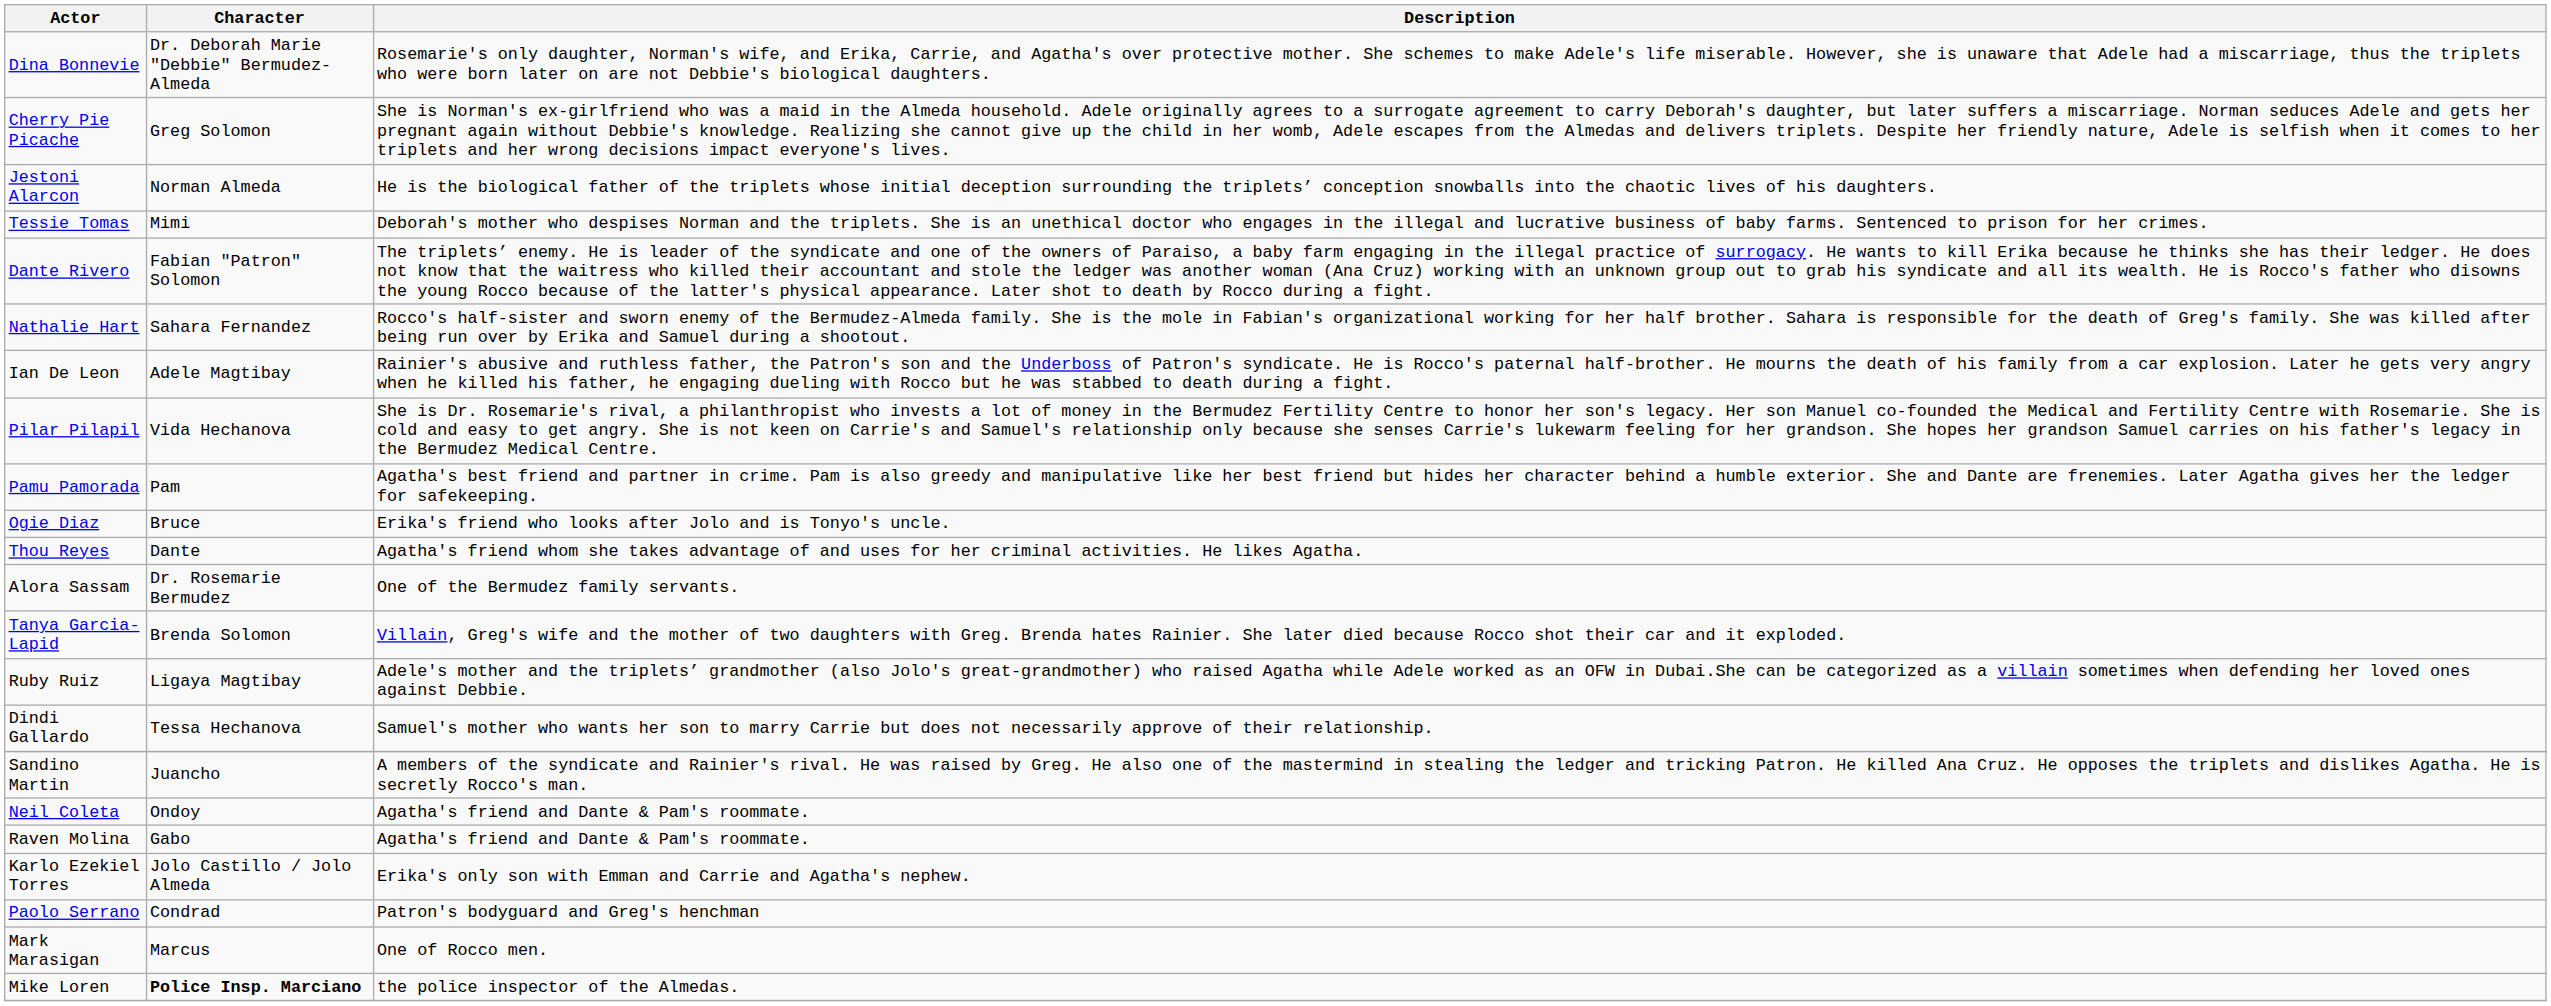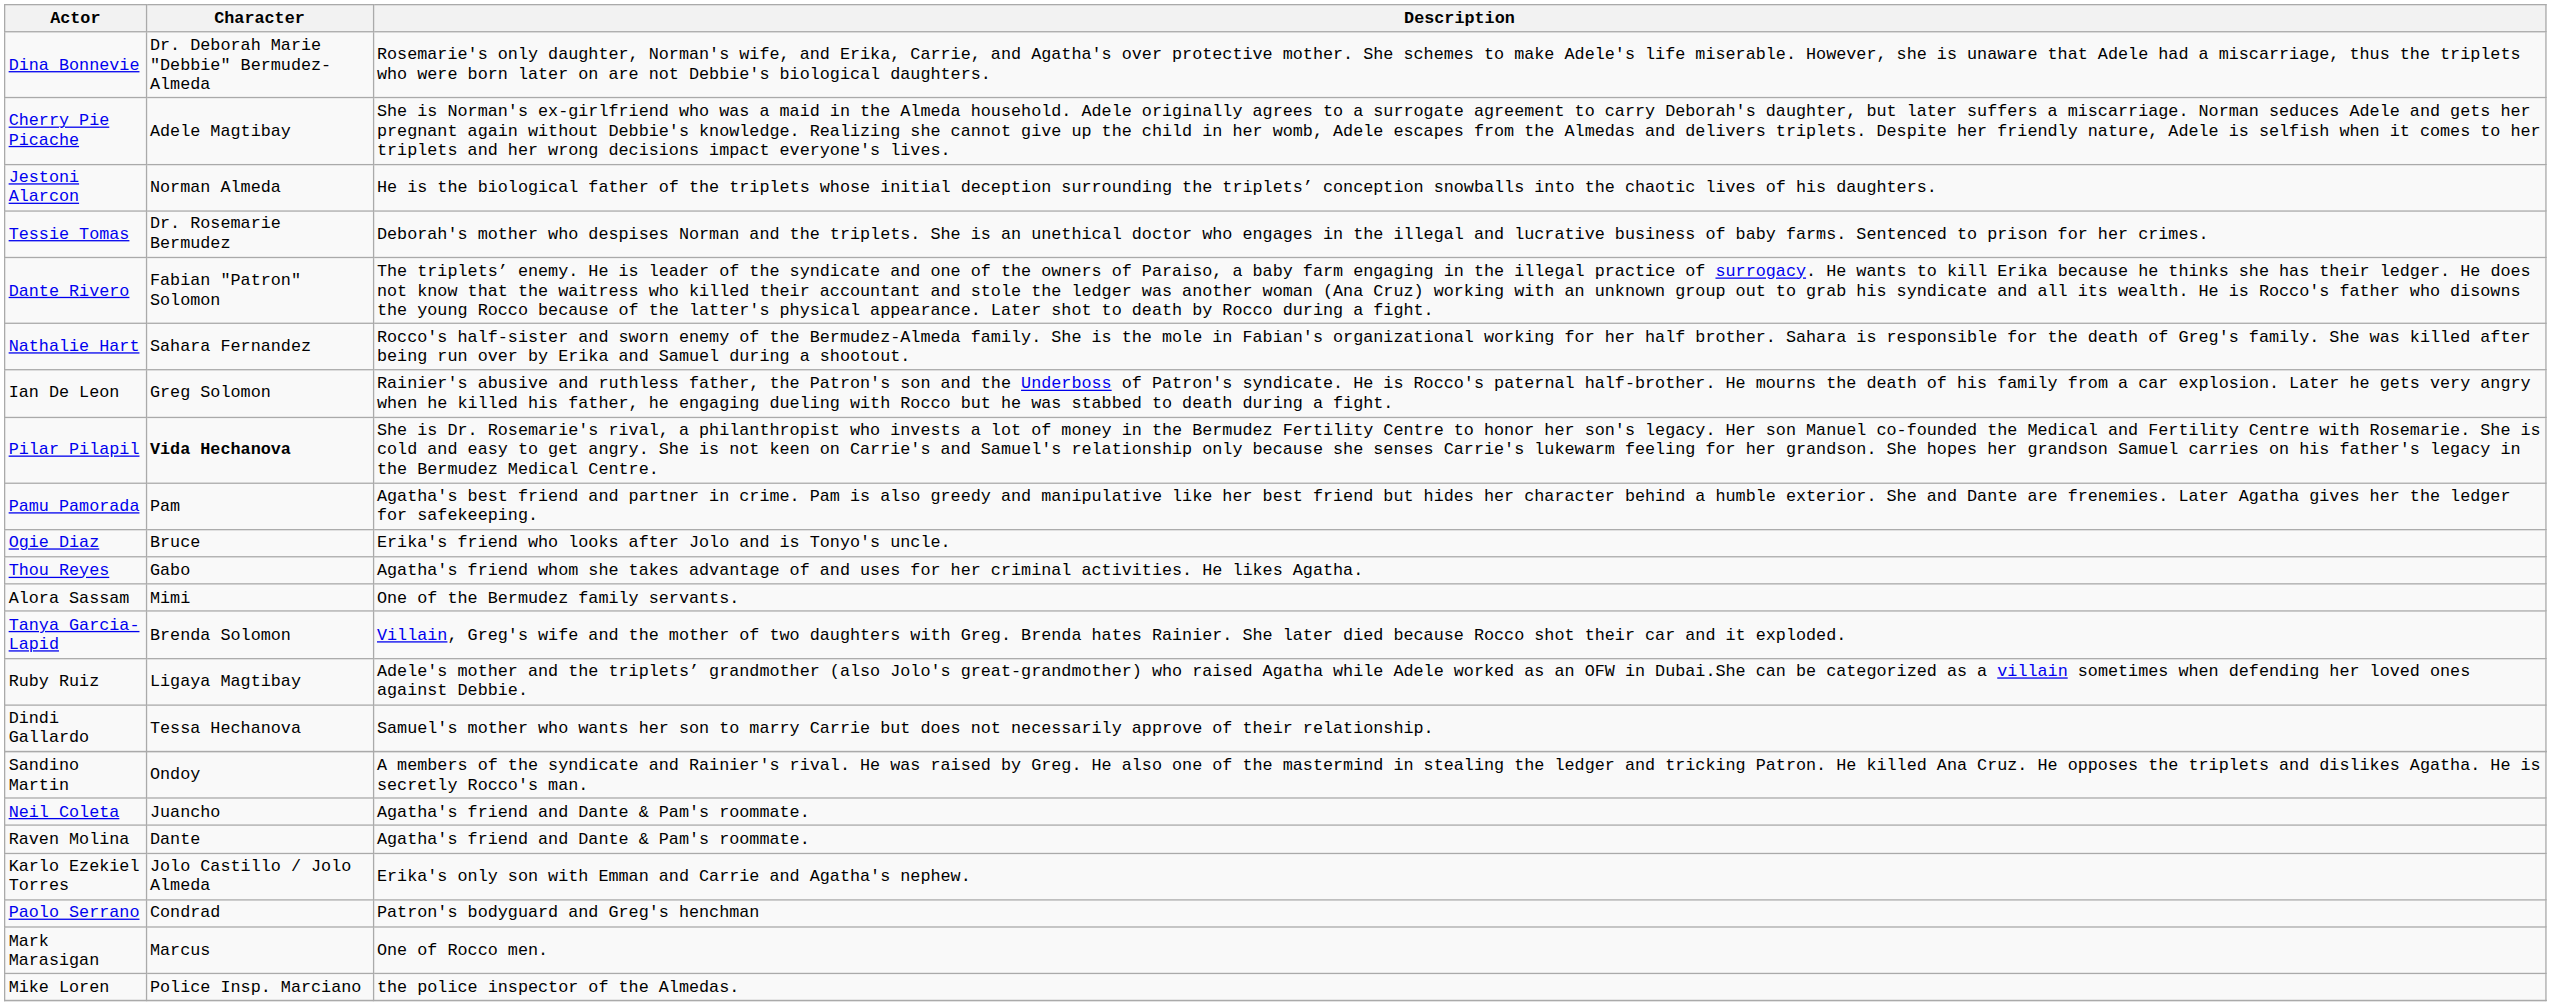(210, 131) Greg Solomon -> (220, 131) Adele Magtibay
(170, 224) Mimi -> (215, 234) Dr. Rosemarie Bermudez
(220, 374) Adele Magtibay -> (210, 393) Greg Solomon
(220, 430) normal -> (220, 450) bold
(175, 551) Dante -> (170, 571) Gabo
(215, 588) Dr. Rosemarie Bermudez -> (170, 598) Mimi
(185, 775) Juancho -> (175, 775) Ondoy
(175, 812) Ondoy -> (185, 812) Juancho
(170, 839) Gabo -> (175, 839) Dante
(256, 987) bold -> (256, 987) normal
